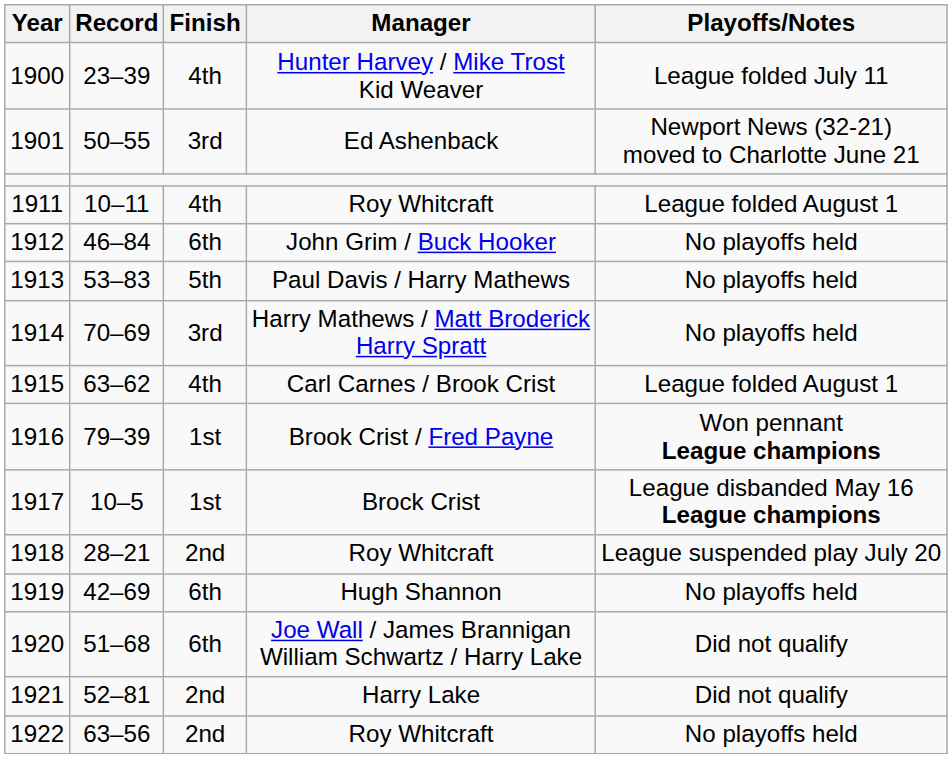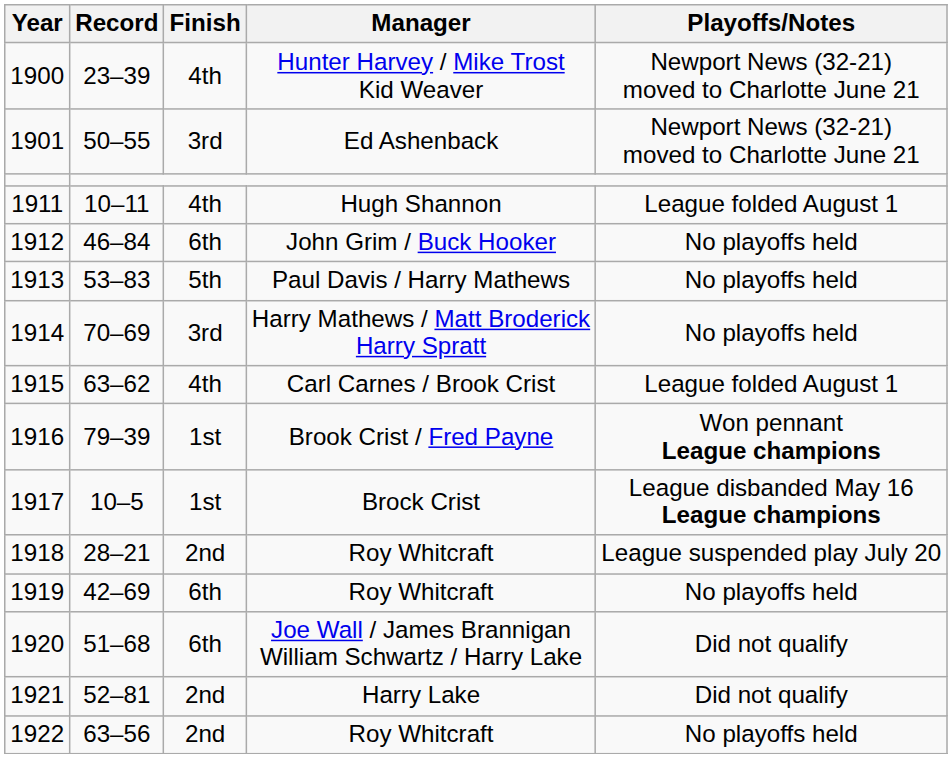(771, 75) League folded July 11 -> (771, 75) Newport News (32-21) moved to Charlotte June 21
(421, 204) Roy Whitcraft -> (421, 204) Hugh Shannon
(421, 592) Hugh Shannon -> (421, 592) Roy Whitcraft
